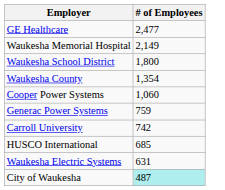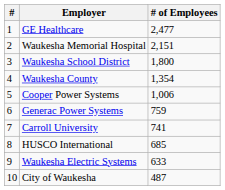+ column: (12, 12)
(147, 45) 2,149 -> (162, 45) 2,151
(147, 95) 1,060 -> (162, 95) 1,006
(143, 128) 742 -> (158, 128) 741
(143, 161) 631 -> (158, 161) 633
(143, 177) paleturquoise background -> (158, 177) no background
